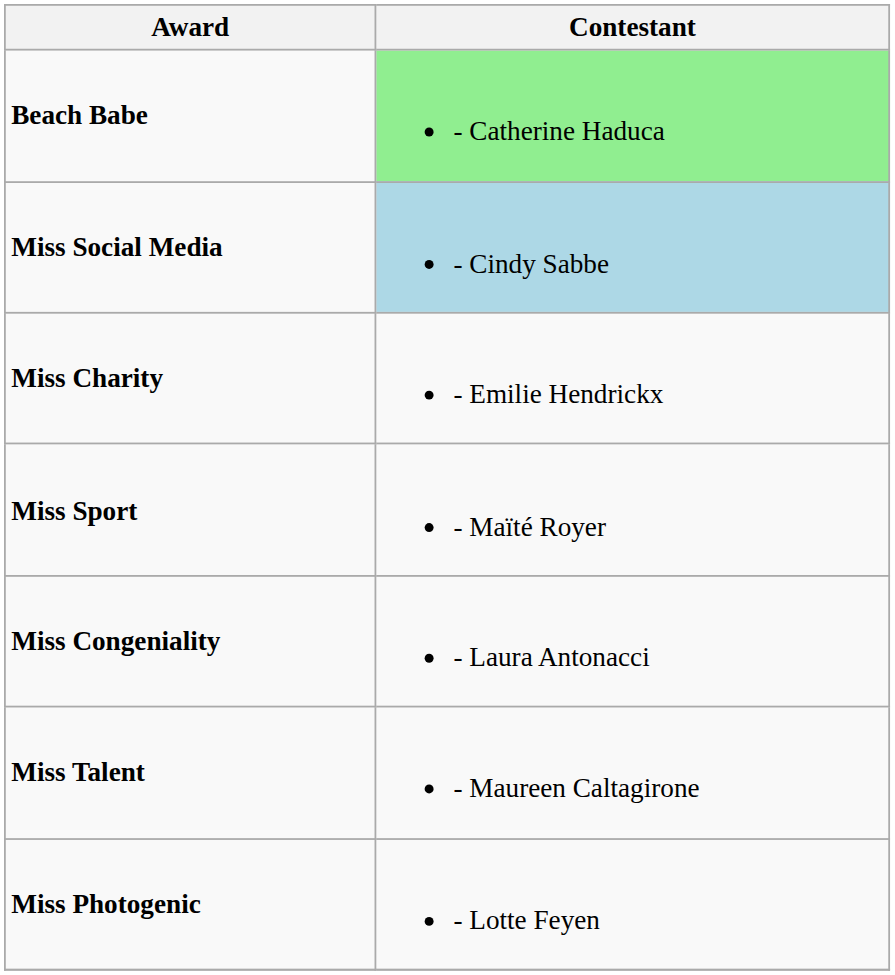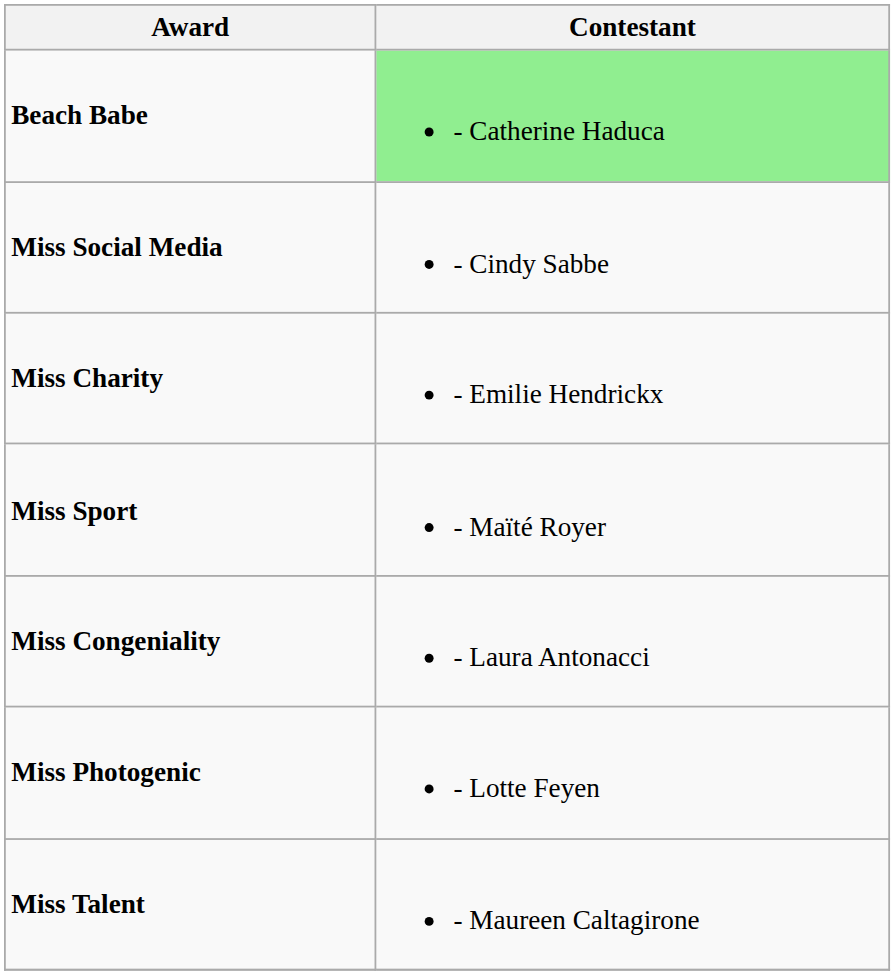(632, 263) lightblue background -> (632, 263) no background
rows swapped: (78, 772) <-> (106, 903)
